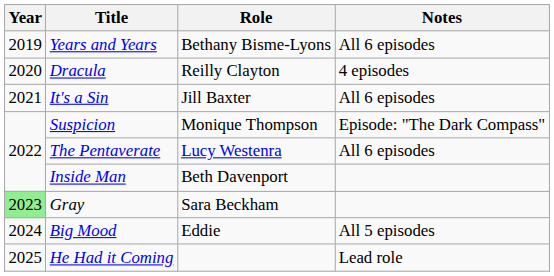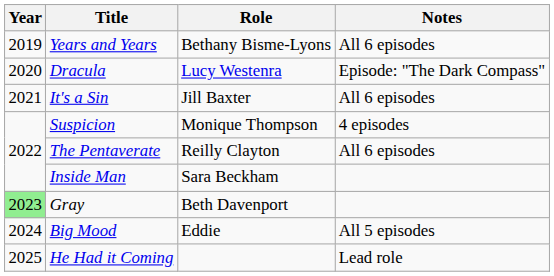(230, 71) Reilly Clayton -> (231, 71) Lucy Westenra
(374, 71) 4 episodes -> (442, 71) Episode: "The Dark Compass"
(442, 124) Episode: "The Dark Compass" -> (374, 124) 4 episodes
(231, 151) Lucy Westenra -> (230, 151) Reilly Clayton
(235, 177) Beth Davenport -> (230, 177) Sara Beckham
(230, 204) Sara Beckham -> (235, 204) Beth Davenport
